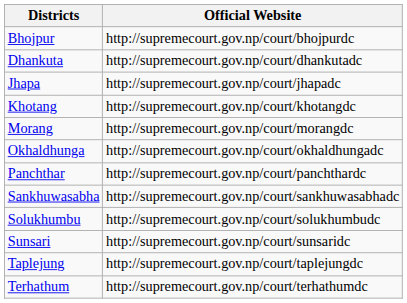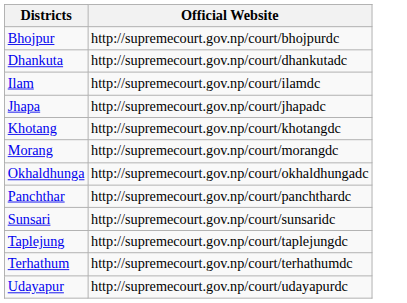+ row: (21, 83)
- row: (54, 196)
- row: (44, 219)
+ row: (36, 286)
